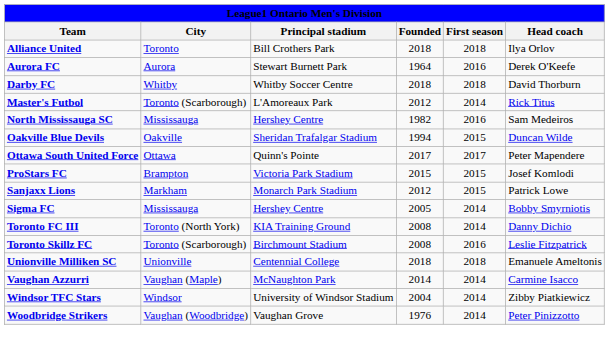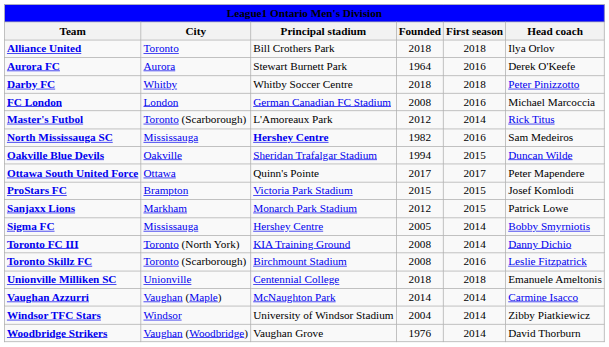(544, 84) David Thorburn -> (544, 84) Peter Pinizzotto
+ row: (34, 102)
(288, 119) normal -> (291, 137) bold
(544, 315) Peter Pinizzotto -> (544, 333) David Thorburn
